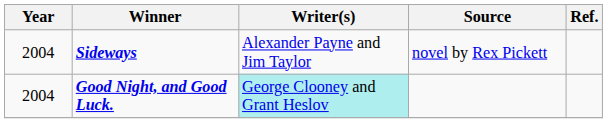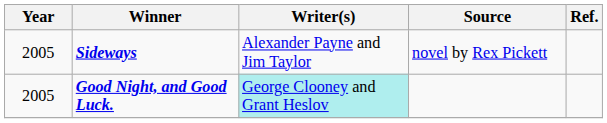(38, 52) 2004 -> (38, 52) 2005
(38, 95) 2004 -> (38, 95) 2005
